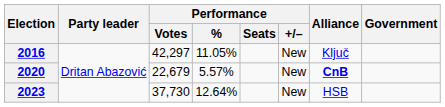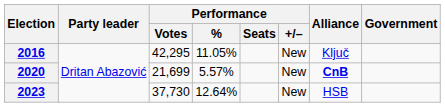(171, 53) 42,297 -> (171, 53) 42,295
(171, 72) 22,679 -> (171, 72) 21,699
